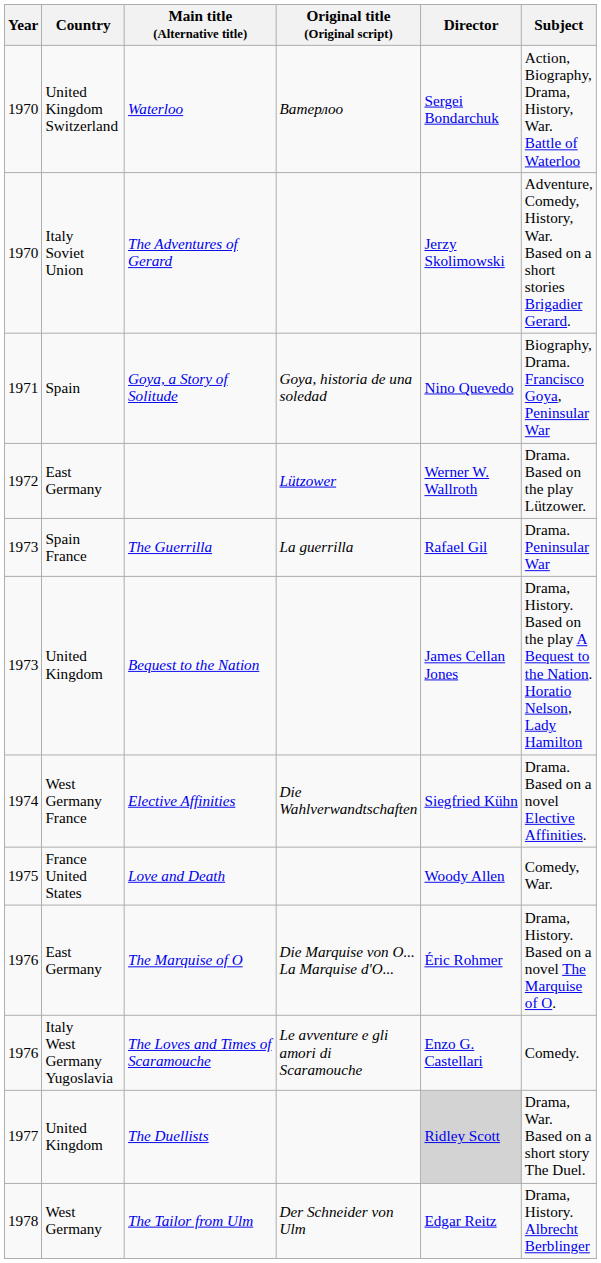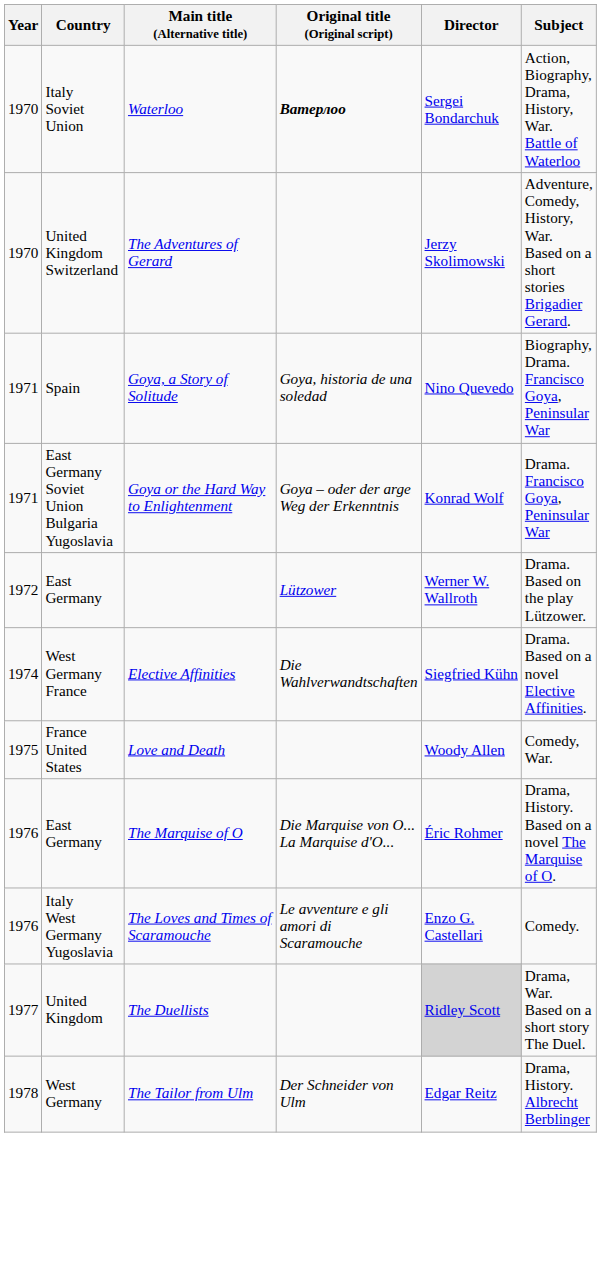(82, 109) United Kingdom Switzerland -> (65, 109) Italy Soviet Union
(311, 109) normal -> (313, 109) bold
(65, 252) Italy Soviet Union -> (82, 252) United Kingdom Switzerland
+ row: (197, 497)
- row: (170, 547)
- row: (194, 665)
